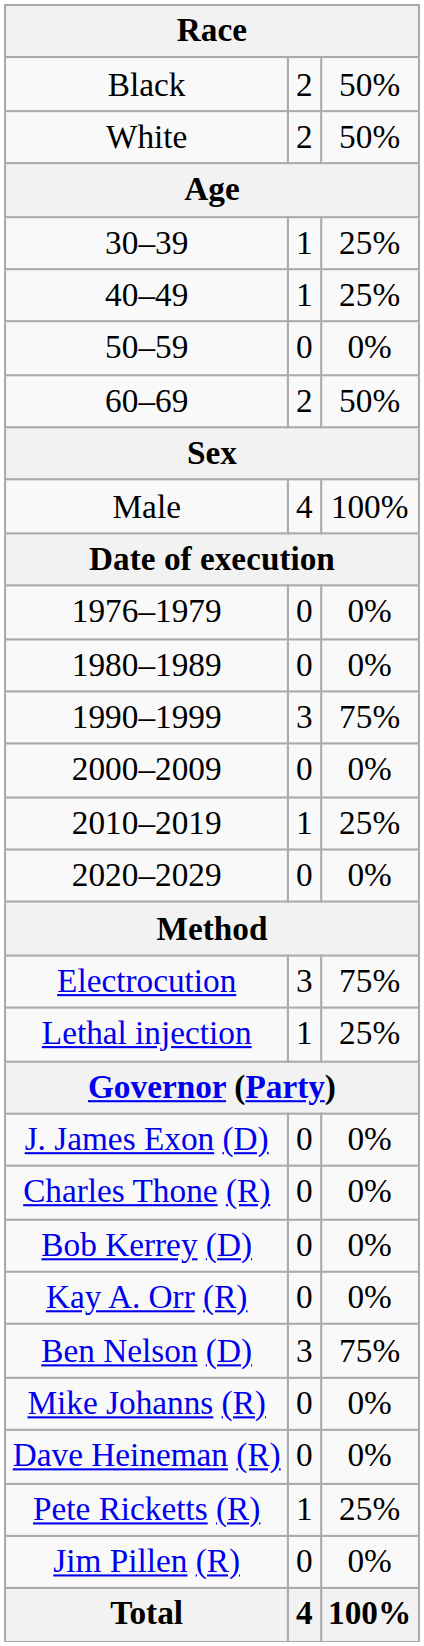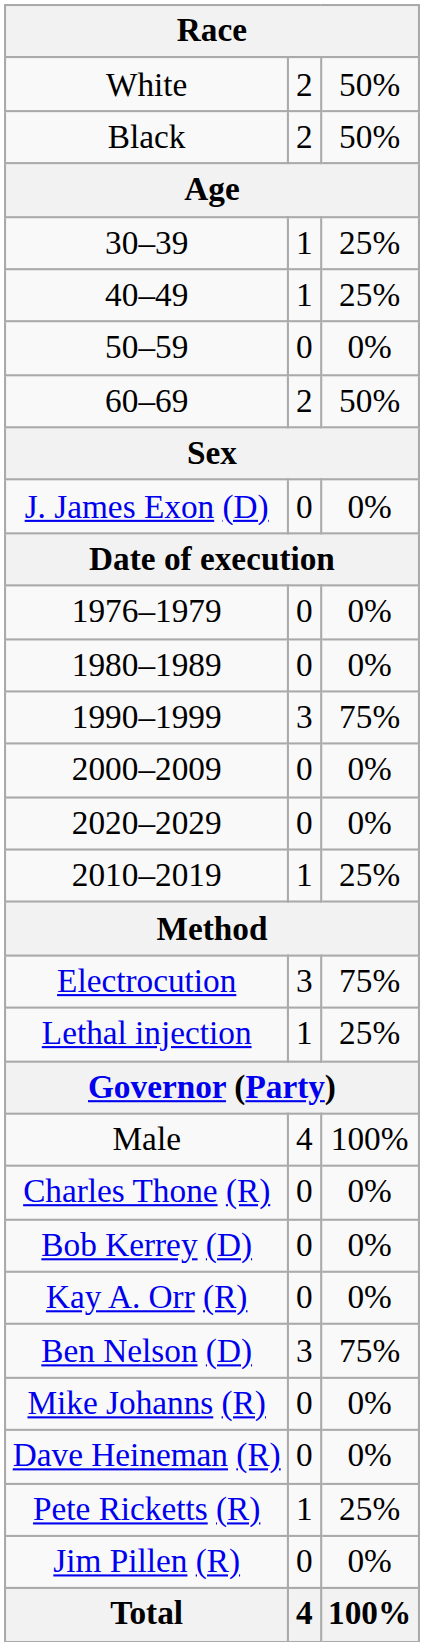rows swapped: (147, 83) <-> (147, 136)
rows swapped: (147, 505) <-> (147, 1139)
rows swapped: (147, 822) <-> (147, 875)
